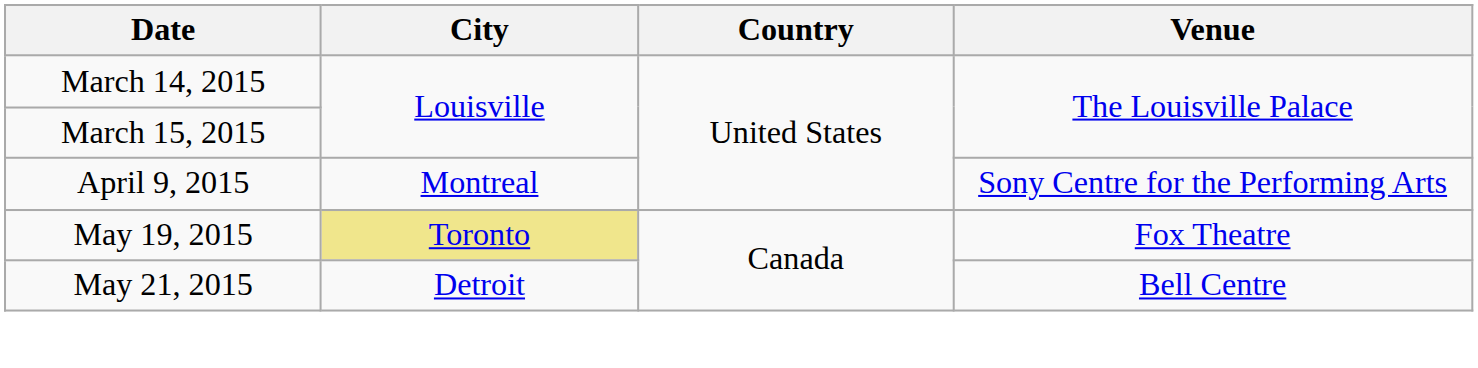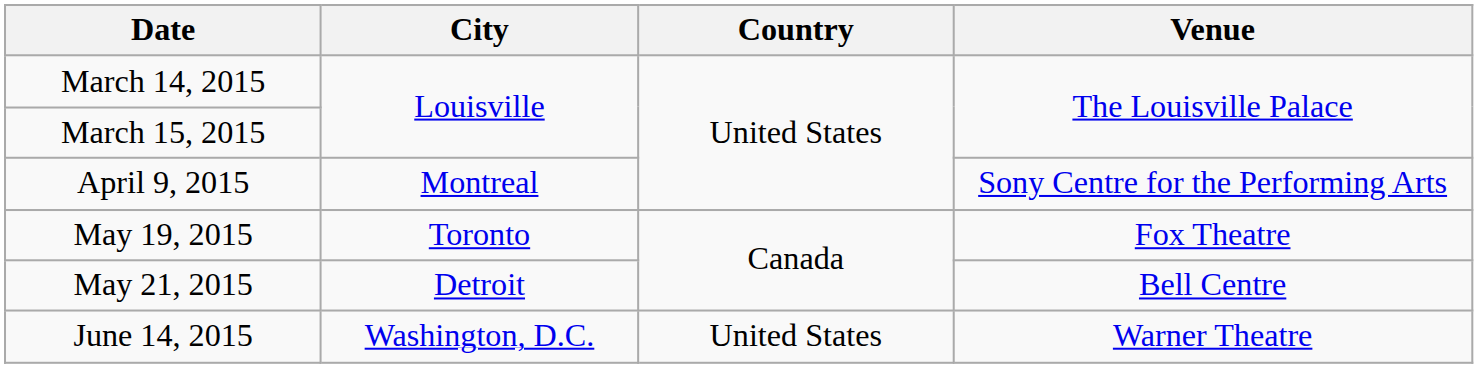(479, 234) khaki background -> (479, 234) no background
+ row: (163, 336)
